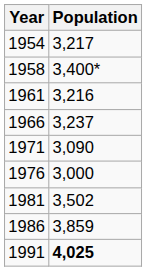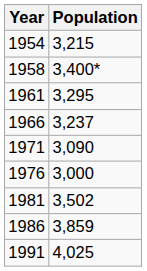(73, 43) 3,217 -> (73, 43) 3,215
(73, 95) 3,216 -> (73, 95) 3,295
(73, 252) bold -> (73, 252) normal
